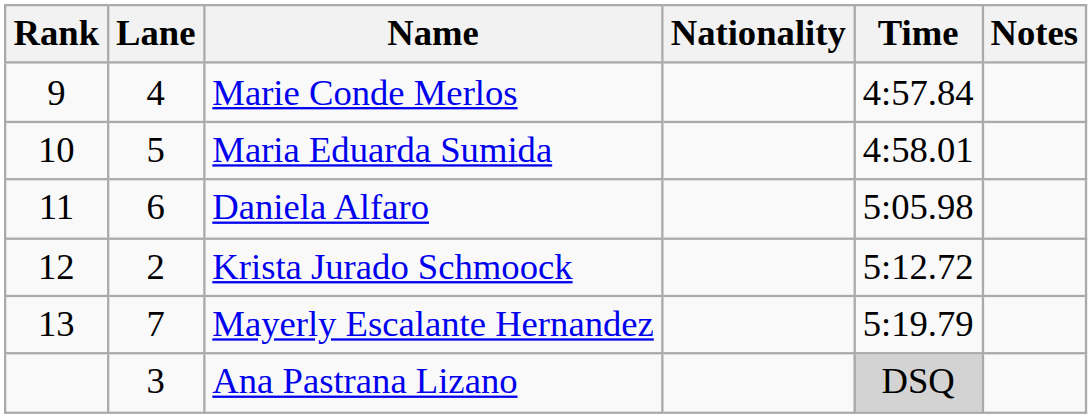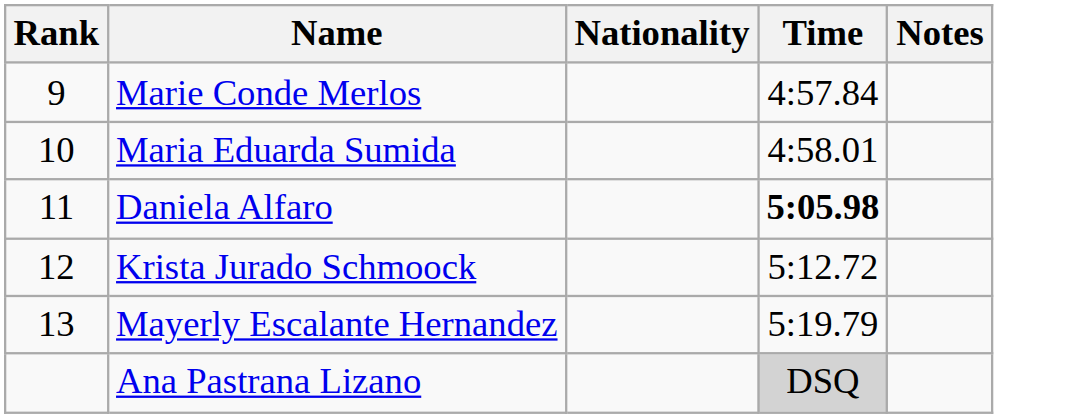- column: (156, 33)
(918, 207) normal -> (823, 207) bold
